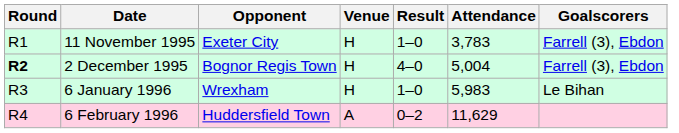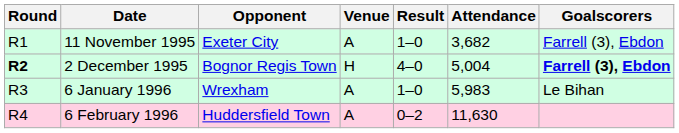(349, 41) H -> (349, 41) A
(471, 41) 3,783 -> (471, 41) 3,682
(603, 66) normal -> (607, 66) bold
(349, 90) H -> (349, 90) A
(474, 115) 11,629 -> (474, 115) 11,630
